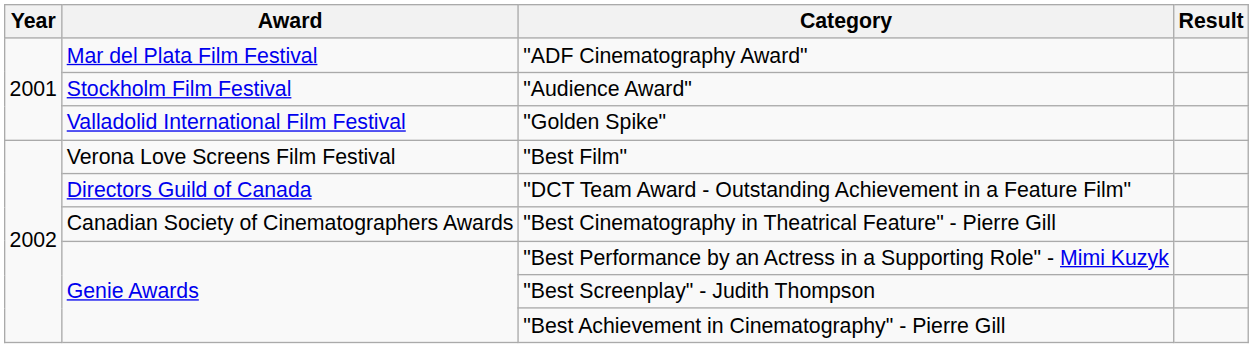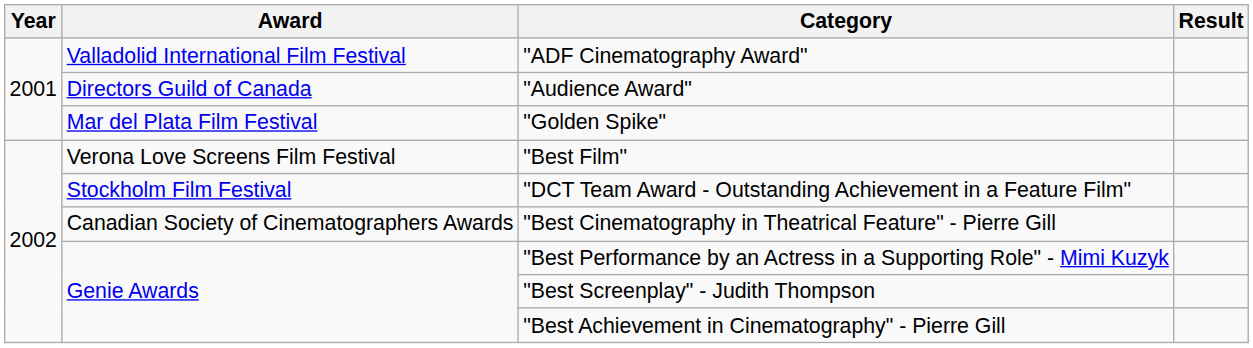(192, 55) Mar del Plata Film Festival -> (236, 55) Valladolid International Film Festival
(179, 88) Stockholm Film Festival -> (189, 88) Directors Guild of Canada
(236, 122) Valladolid International Film Festival -> (192, 122) Mar del Plata Film Festival
(189, 190) Directors Guild of Canada -> (179, 190) Stockholm Film Festival
